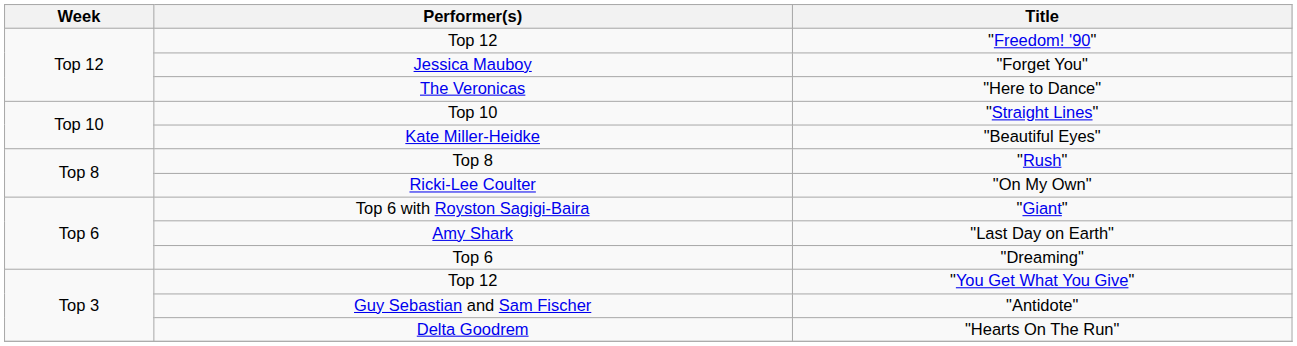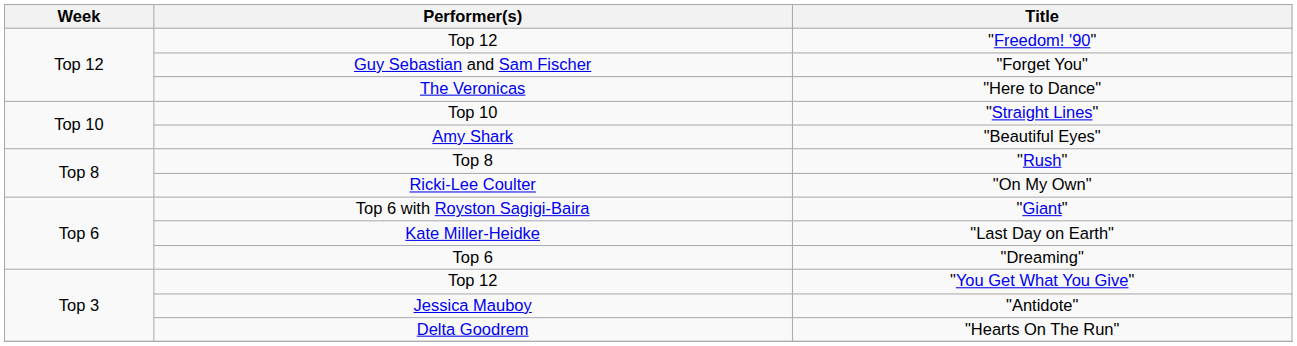(473, 64) Jessica Mauboy -> (473, 64) Guy Sebastian and Sam Fischer
(473, 136) Kate Miller-Heidke -> (473, 136) Amy Shark
(473, 233) Amy Shark -> (473, 233) Kate Miller-Heidke
(473, 305) Guy Sebastian and Sam Fischer -> (473, 305) Jessica Mauboy
